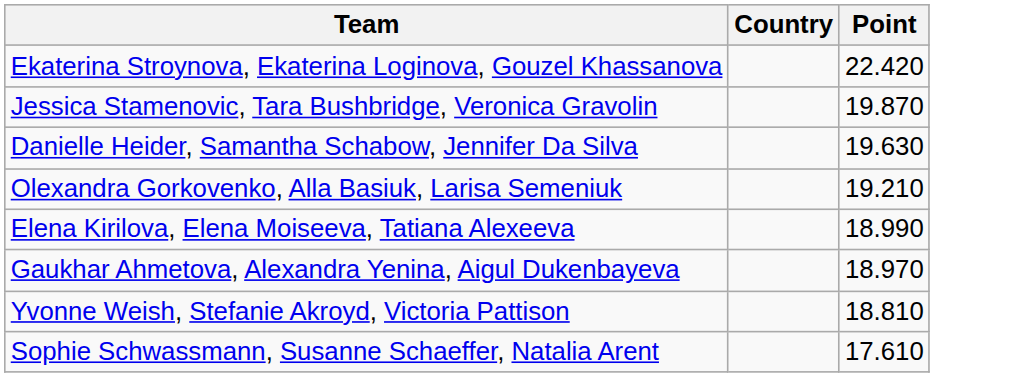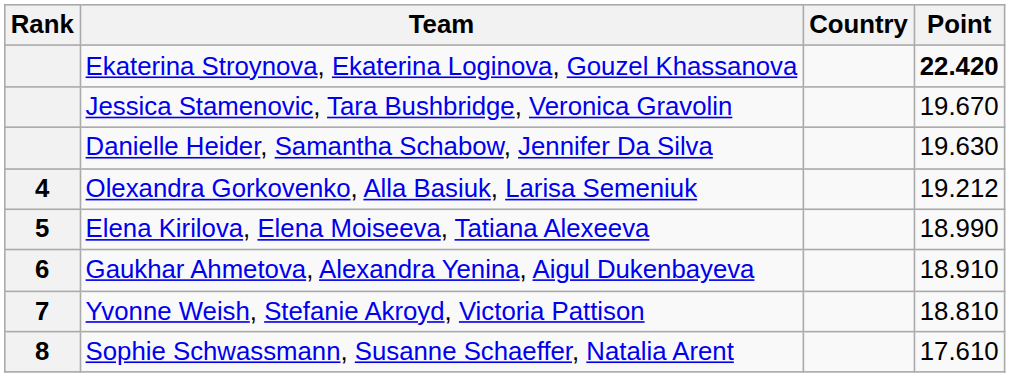+ column: (42, 24)
(884, 65) normal -> (959, 65) bold
(884, 106) 19.870 -> (959, 106) 19.670
(884, 188) 19.210 -> (959, 188) 19.212
(884, 270) 18.970 -> (959, 270) 18.910
